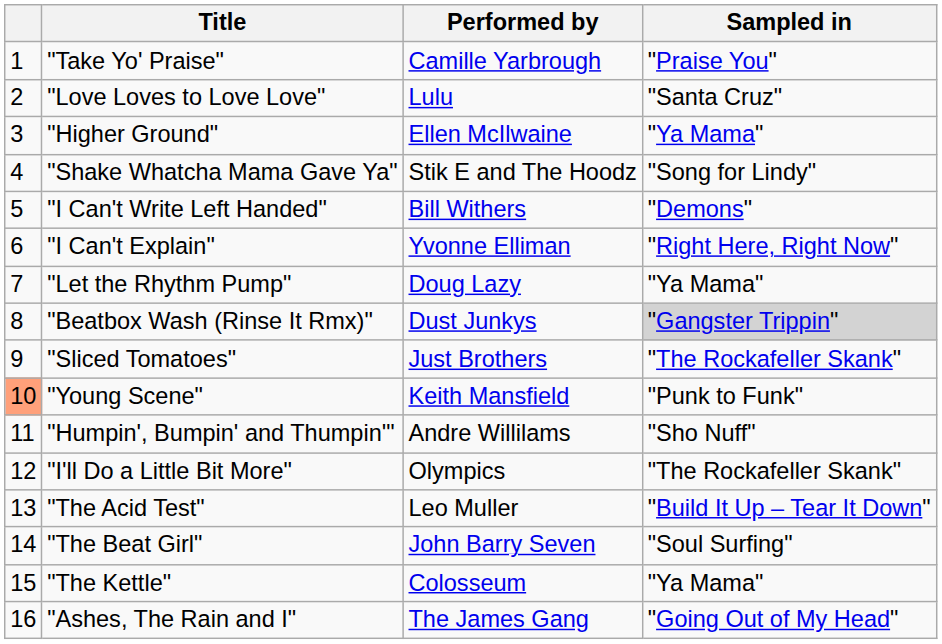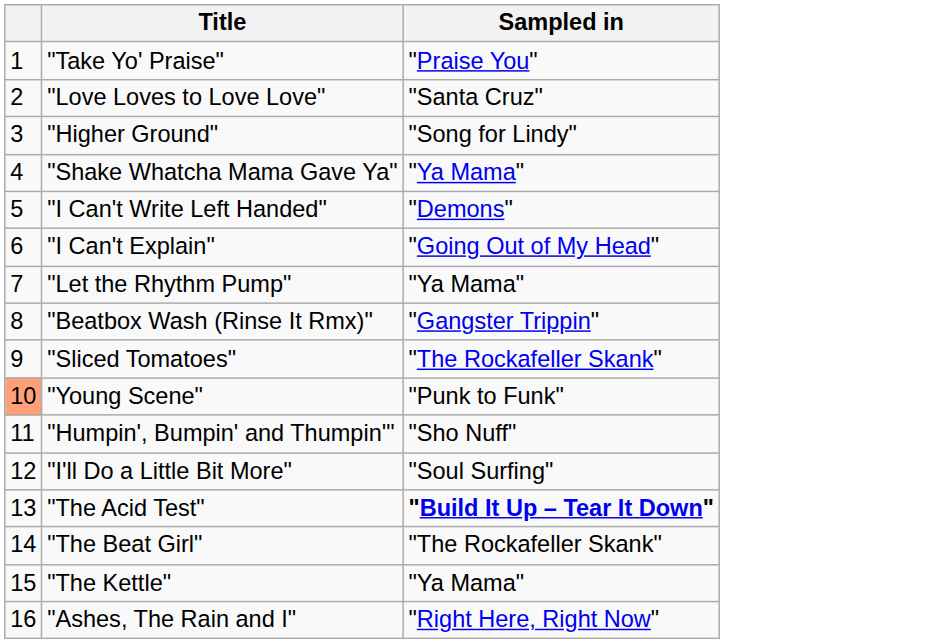- column: (523, 23)
(706, 135) "Ya Mama" -> (493, 135) "Song for Lindy"
(732, 172) "Song for Lindy" -> (466, 172) "Ya Mama"
(773, 246) "Right Here, Right Now" -> (534, 246) "Going Out of My Head"
(743, 321) lightgrey background -> (504, 321) no background
(774, 470) "The Rockafeller Skank" -> (481, 470) "Soul Surfing"
(789, 508) normal -> (561, 508) bold
(720, 545) "Soul Surfing" -> (535, 545) "The Rockafeller Skank"
(773, 619) "Going Out of My Head" -> (534, 619) "Right Here, Right Now"
